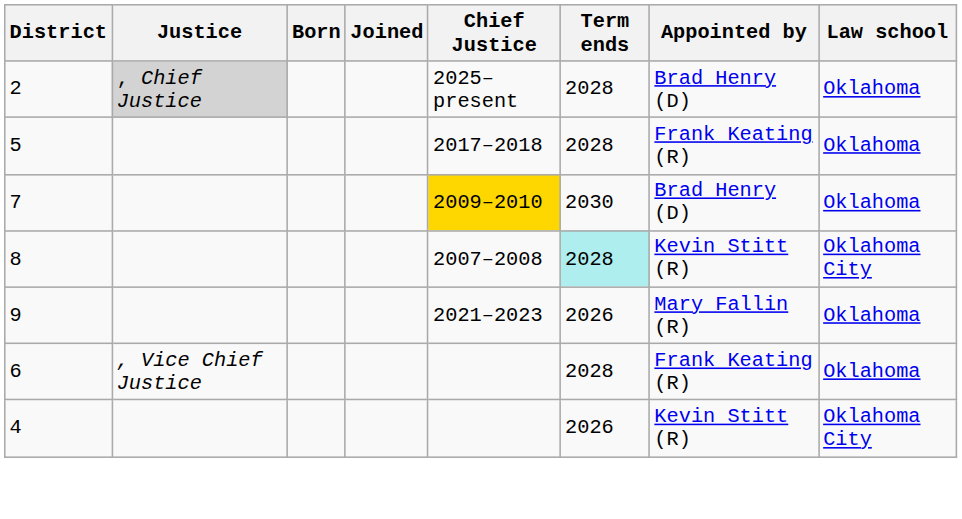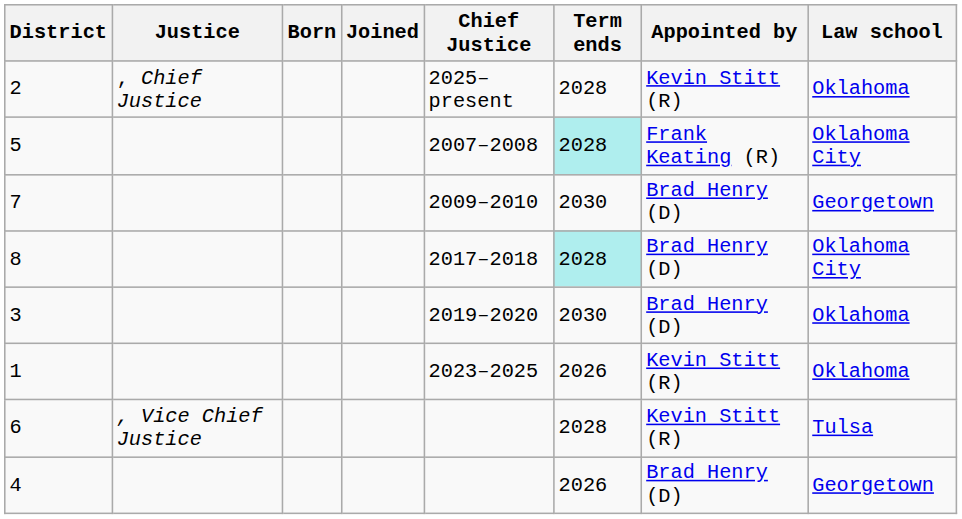(159, 89) lightgrey background -> (159, 89) no background
(715, 89) Brad Henry (D) -> (713, 89) Kevin Stitt (R)
(488, 146) 2017–2018 -> (483, 146) 2007–2008
(589, 146) no background -> (583, 146) paleturquoise background
(872, 146) Oklahoma -> (861, 146) Oklahoma City
(488, 202) gold background -> (483, 202) no background
(872, 202) Oklahoma -> (873, 202) Georgetown
(488, 259) 2007–2008 -> (483, 259) 2017–2018
(721, 259) Kevin Stitt (R) -> (707, 259) Brad Henry (D)
+ row: (16, 315)
- row: (16, 315)
+ row: (16, 372)
(733, 372) Frank Keating (R) -> (713, 428) Kevin Stitt (R)
(872, 372) Oklahoma -> (843, 428) Tulsa
(721, 428) Kevin Stitt (R) -> (707, 485) Brad Henry (D)
(872, 428) Oklahoma City -> (873, 485) Georgetown
